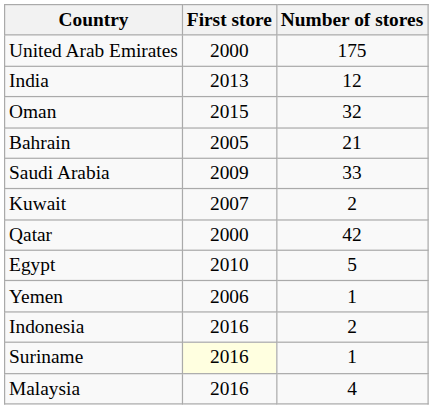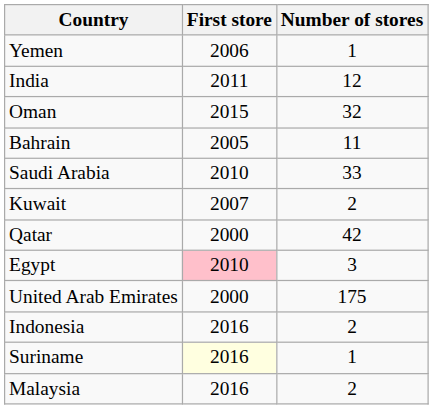rows swapped: (93, 50) <-> (36, 296)
(229, 81) 2013 -> (229, 81) 2011
(352, 142) 21 -> (352, 142) 11
(229, 173) 2009 -> (229, 173) 2010
(229, 265) no background -> (229, 265) pink background
(352, 265) 5 -> (352, 265) 3
(352, 388) 4 -> (352, 388) 2
